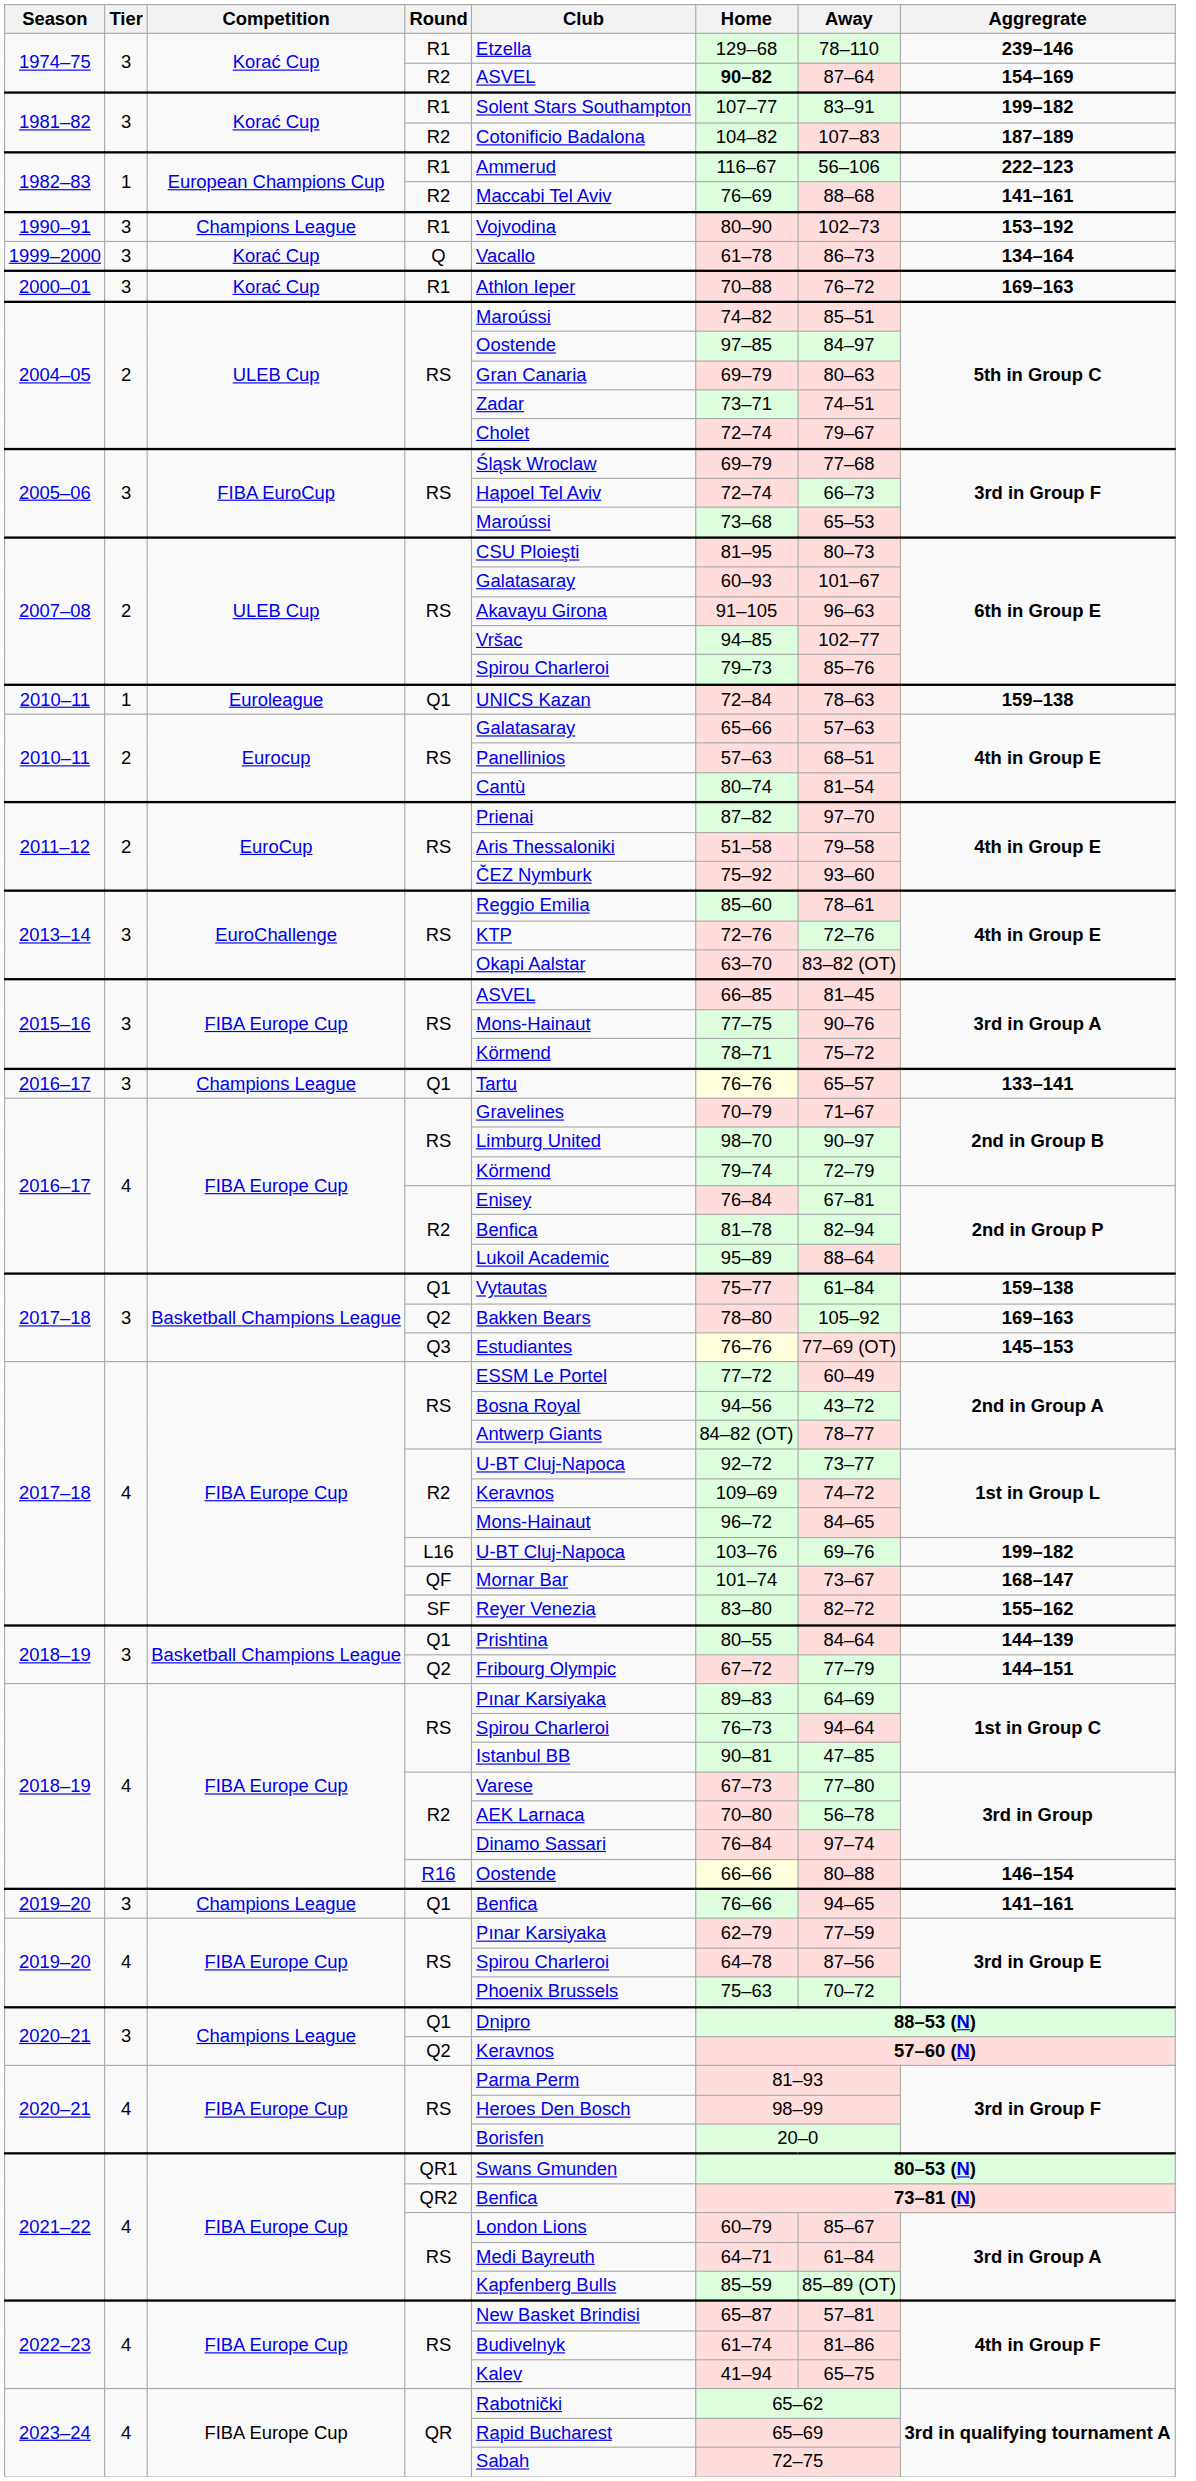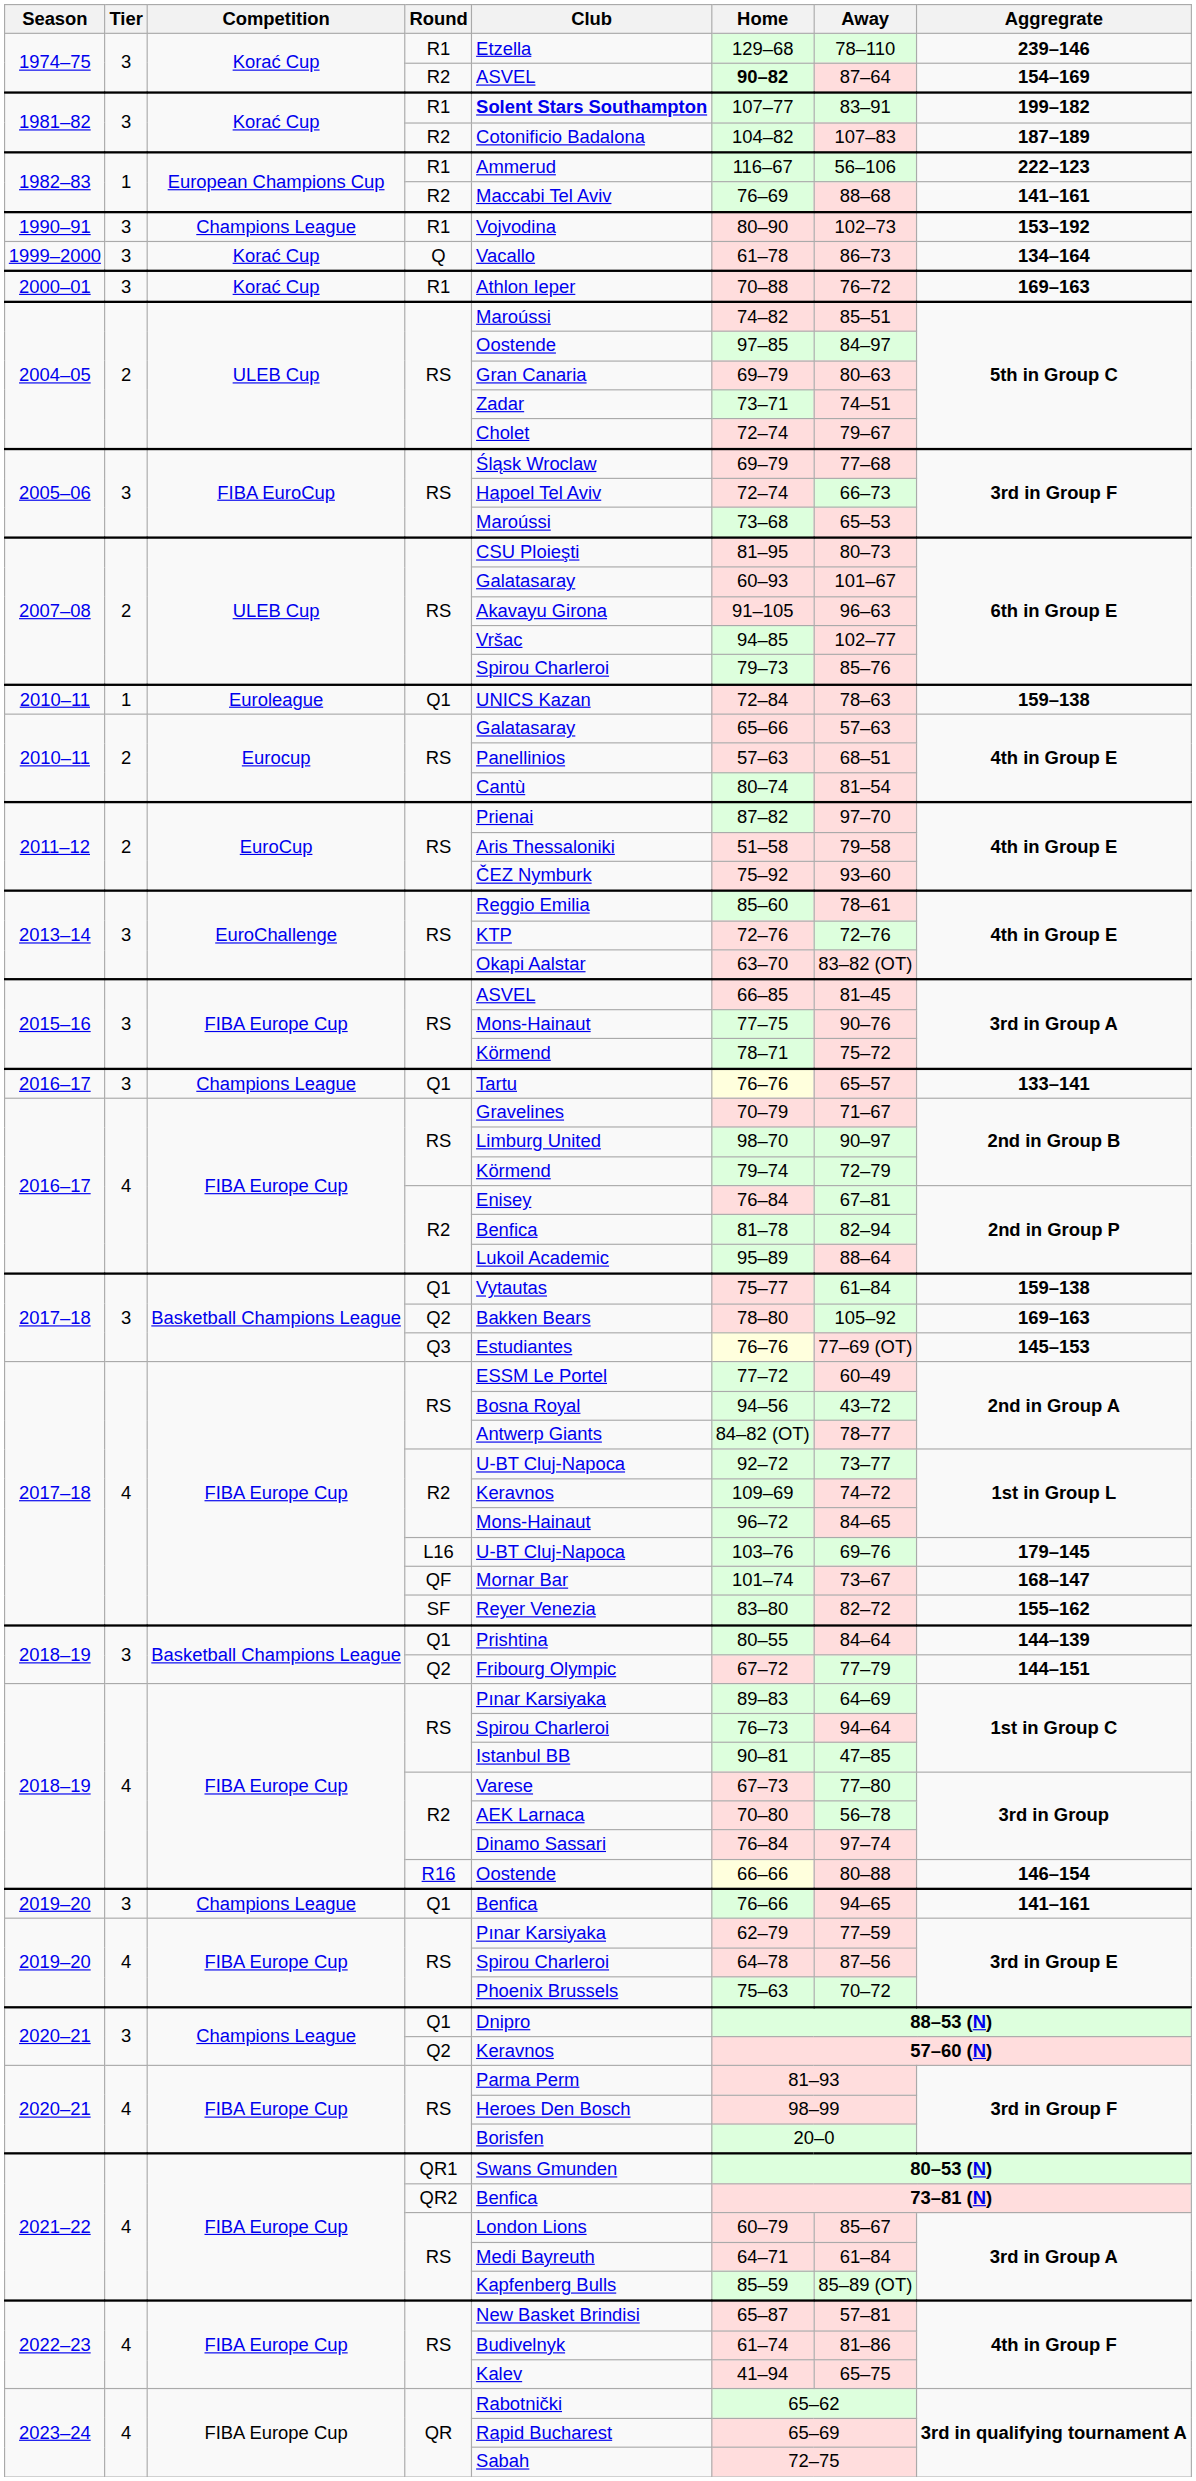(584, 107) normal -> (592, 107) bold
(1038, 1551) 199–182 -> (1054, 1551) 179–145
